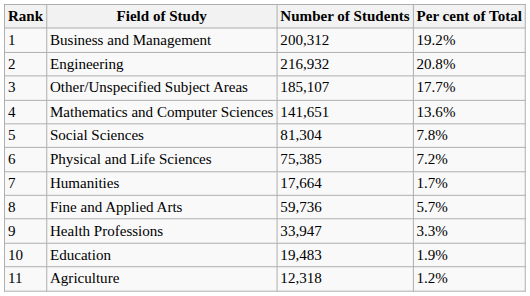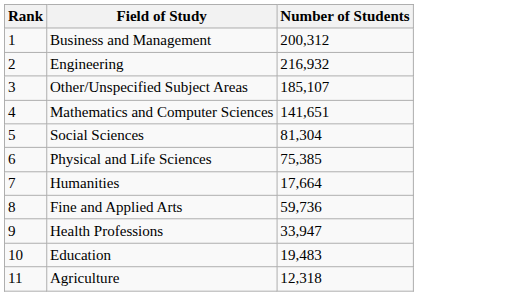- column: (469, 16)
